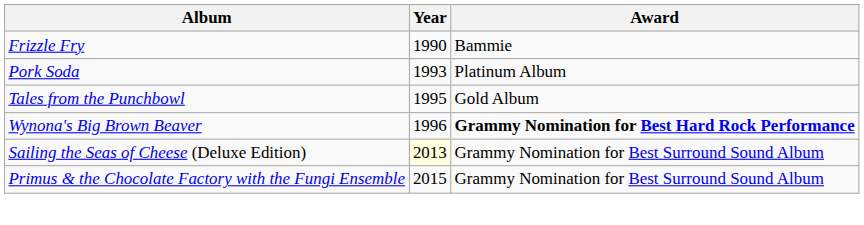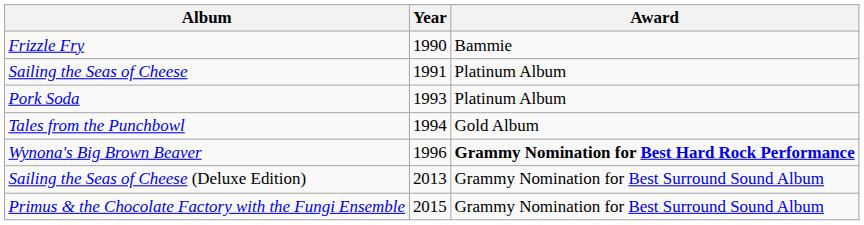+ row: (98, 71)
(430, 98) 1995 -> (430, 125) 1994
(430, 152) lightyellow background -> (430, 179) no background
